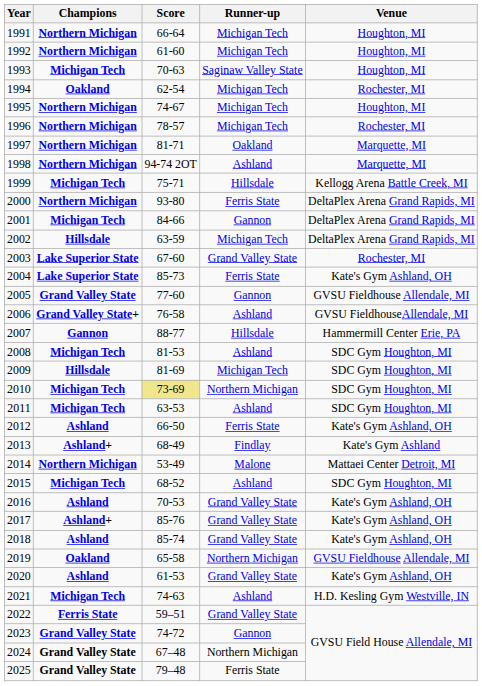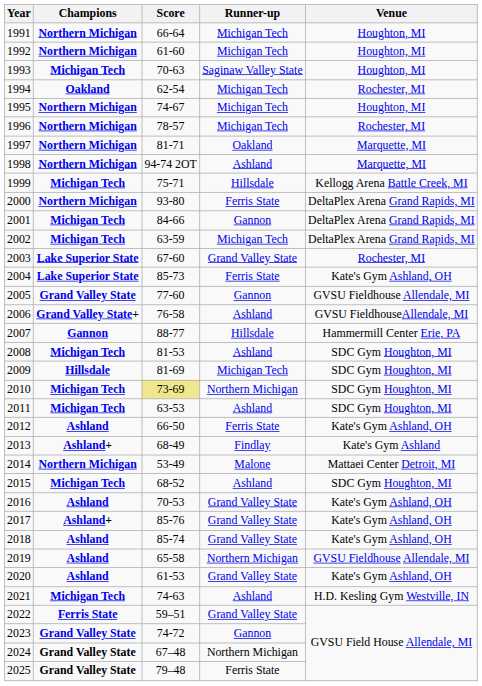(88, 239) Hillsdale -> (88, 239) Michigan Tech
(88, 558) Oakland -> (88, 558) Ashland
